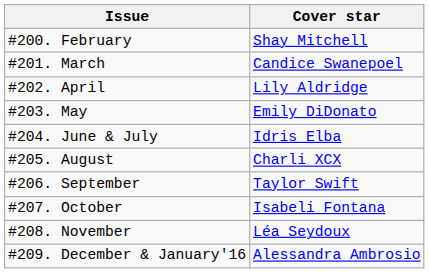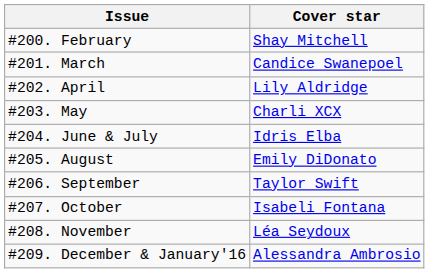(315, 112) Emily DiDonato -> (297, 112) Charli XCX
(297, 160) Charli XCX -> (315, 160) Emily DiDonato
